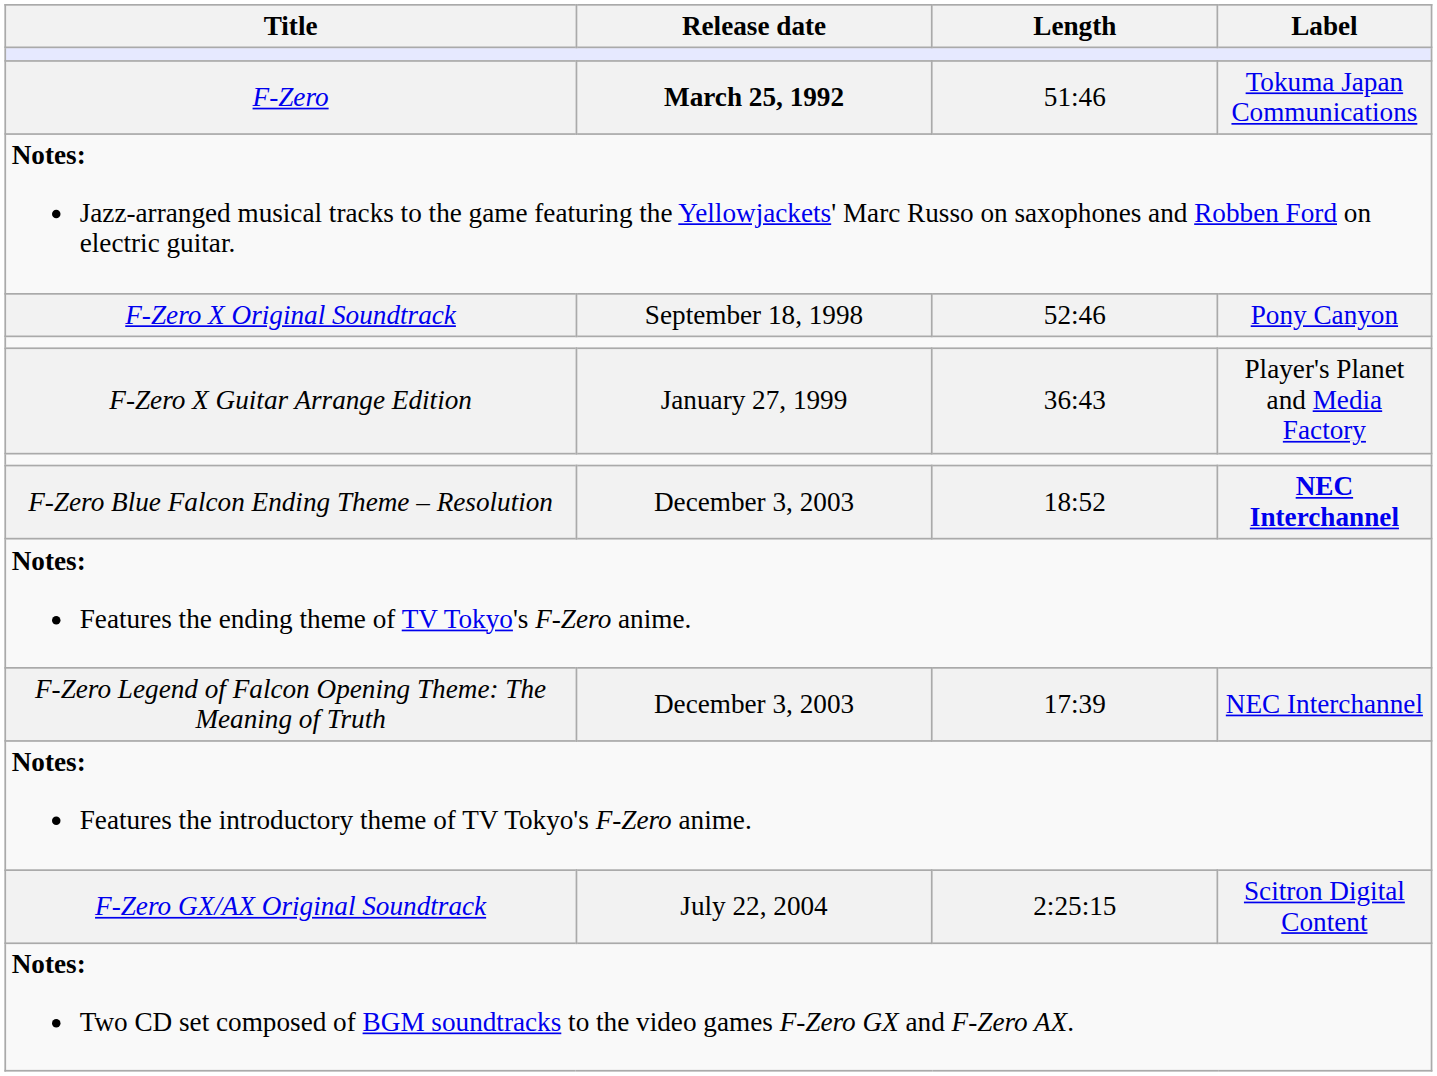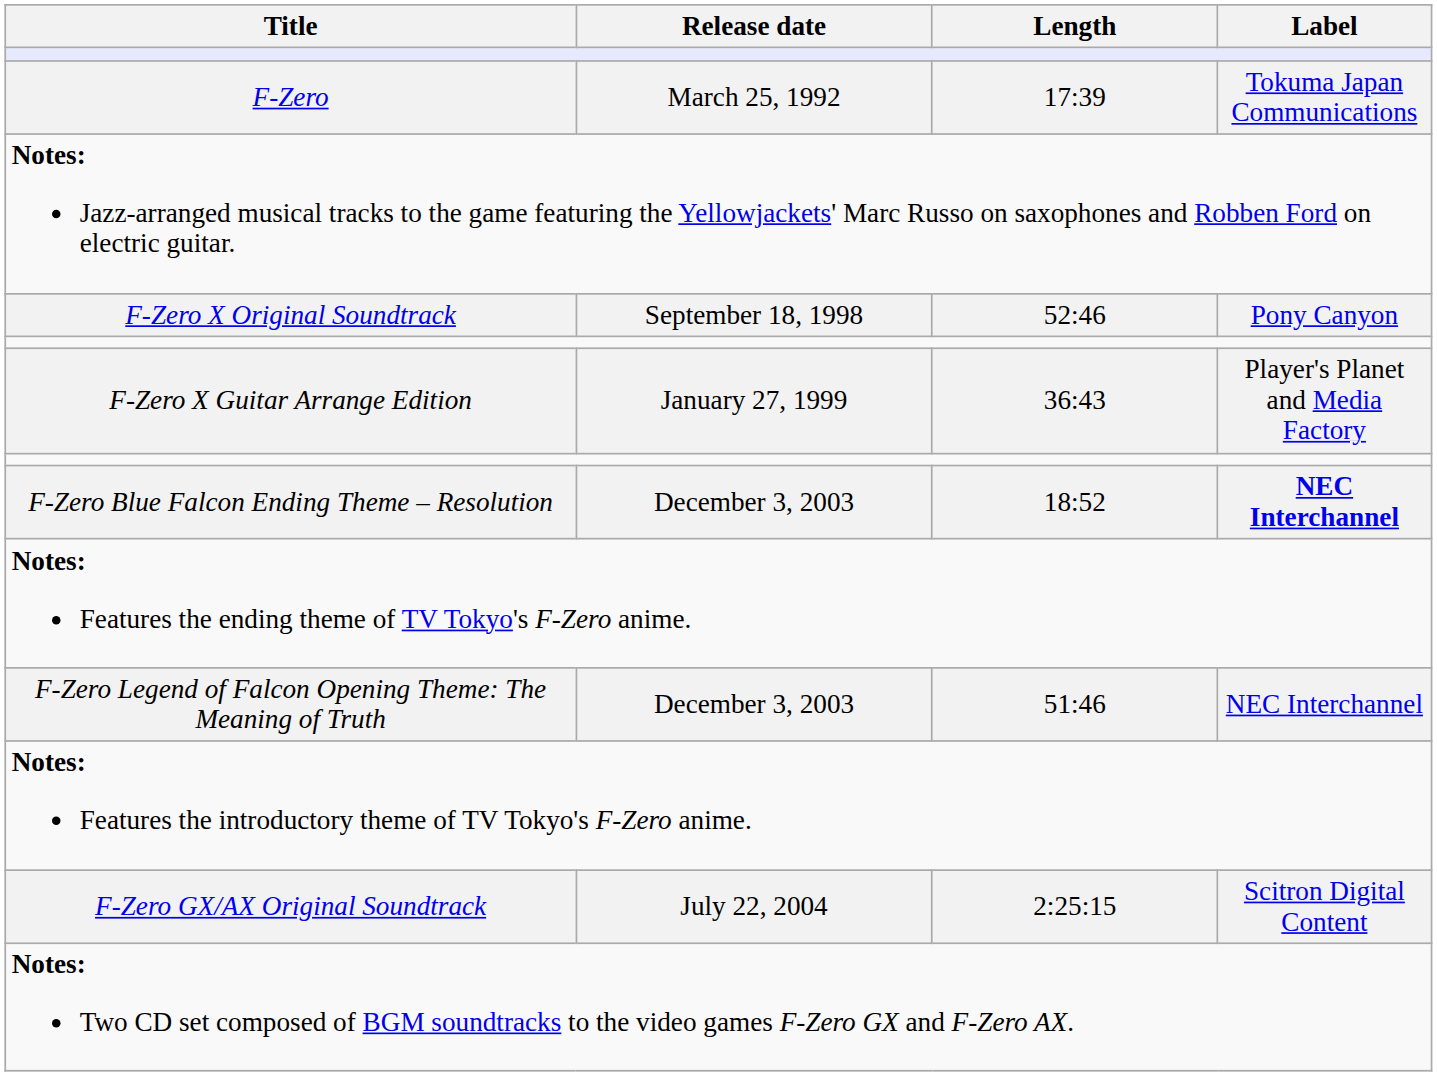(754, 97) bold -> (754, 97) normal
(1075, 97) 51:46 -> (1075, 97) 17:39
(1075, 703) 17:39 -> (1075, 703) 51:46
